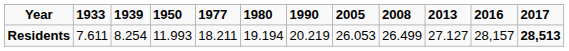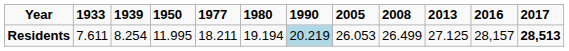(173, 35) 11.993 -> (173, 35) 11.995
(310, 35) no background -> (310, 35) lightblue background
(448, 35) 27.127 -> (448, 35) 27.125
